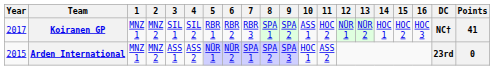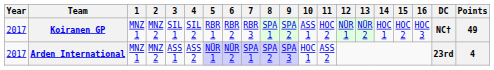(473, 30) 41 -> (473, 30) 49
(16, 54) 2015 -> (16, 54) 2017
(473, 54) 0 -> (473, 54) 4
